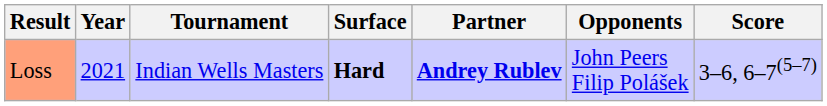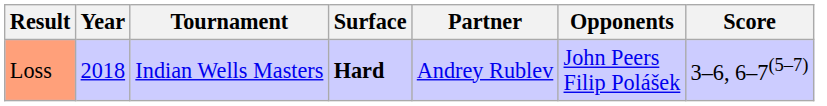(103, 69) 2021 -> (103, 69) 2018
(489, 69) bold -> (485, 69) normal
